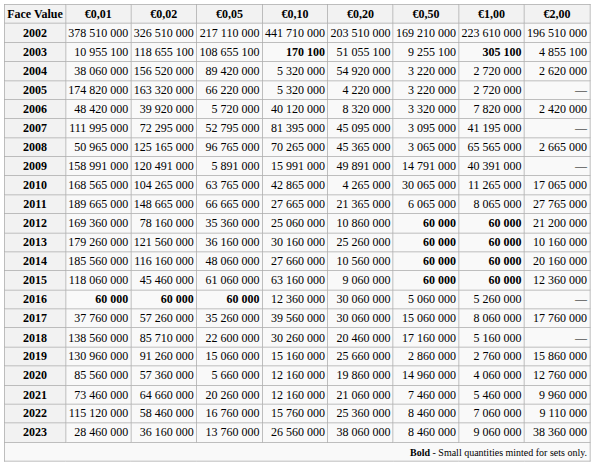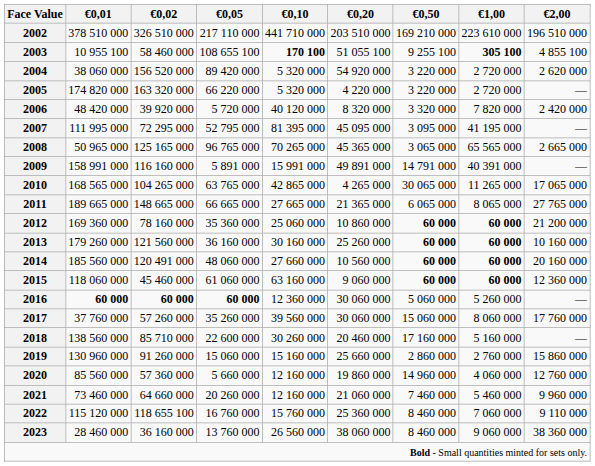(164, 52) 118 655 100 -> (167, 52) 58 460 000
(164, 166) 120 491 000 -> (164, 166) 116 160 000
(164, 261) 116 160 000 -> (164, 261) 120 491 000
(167, 413) 58 460 000 -> (164, 413) 118 655 100
